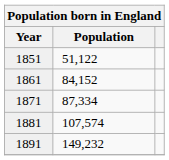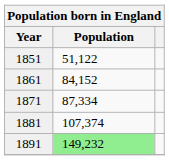(83, 122) 107,574 -> (83, 122) 107,374
(83, 143) no background -> (83, 143) lightgreen background
